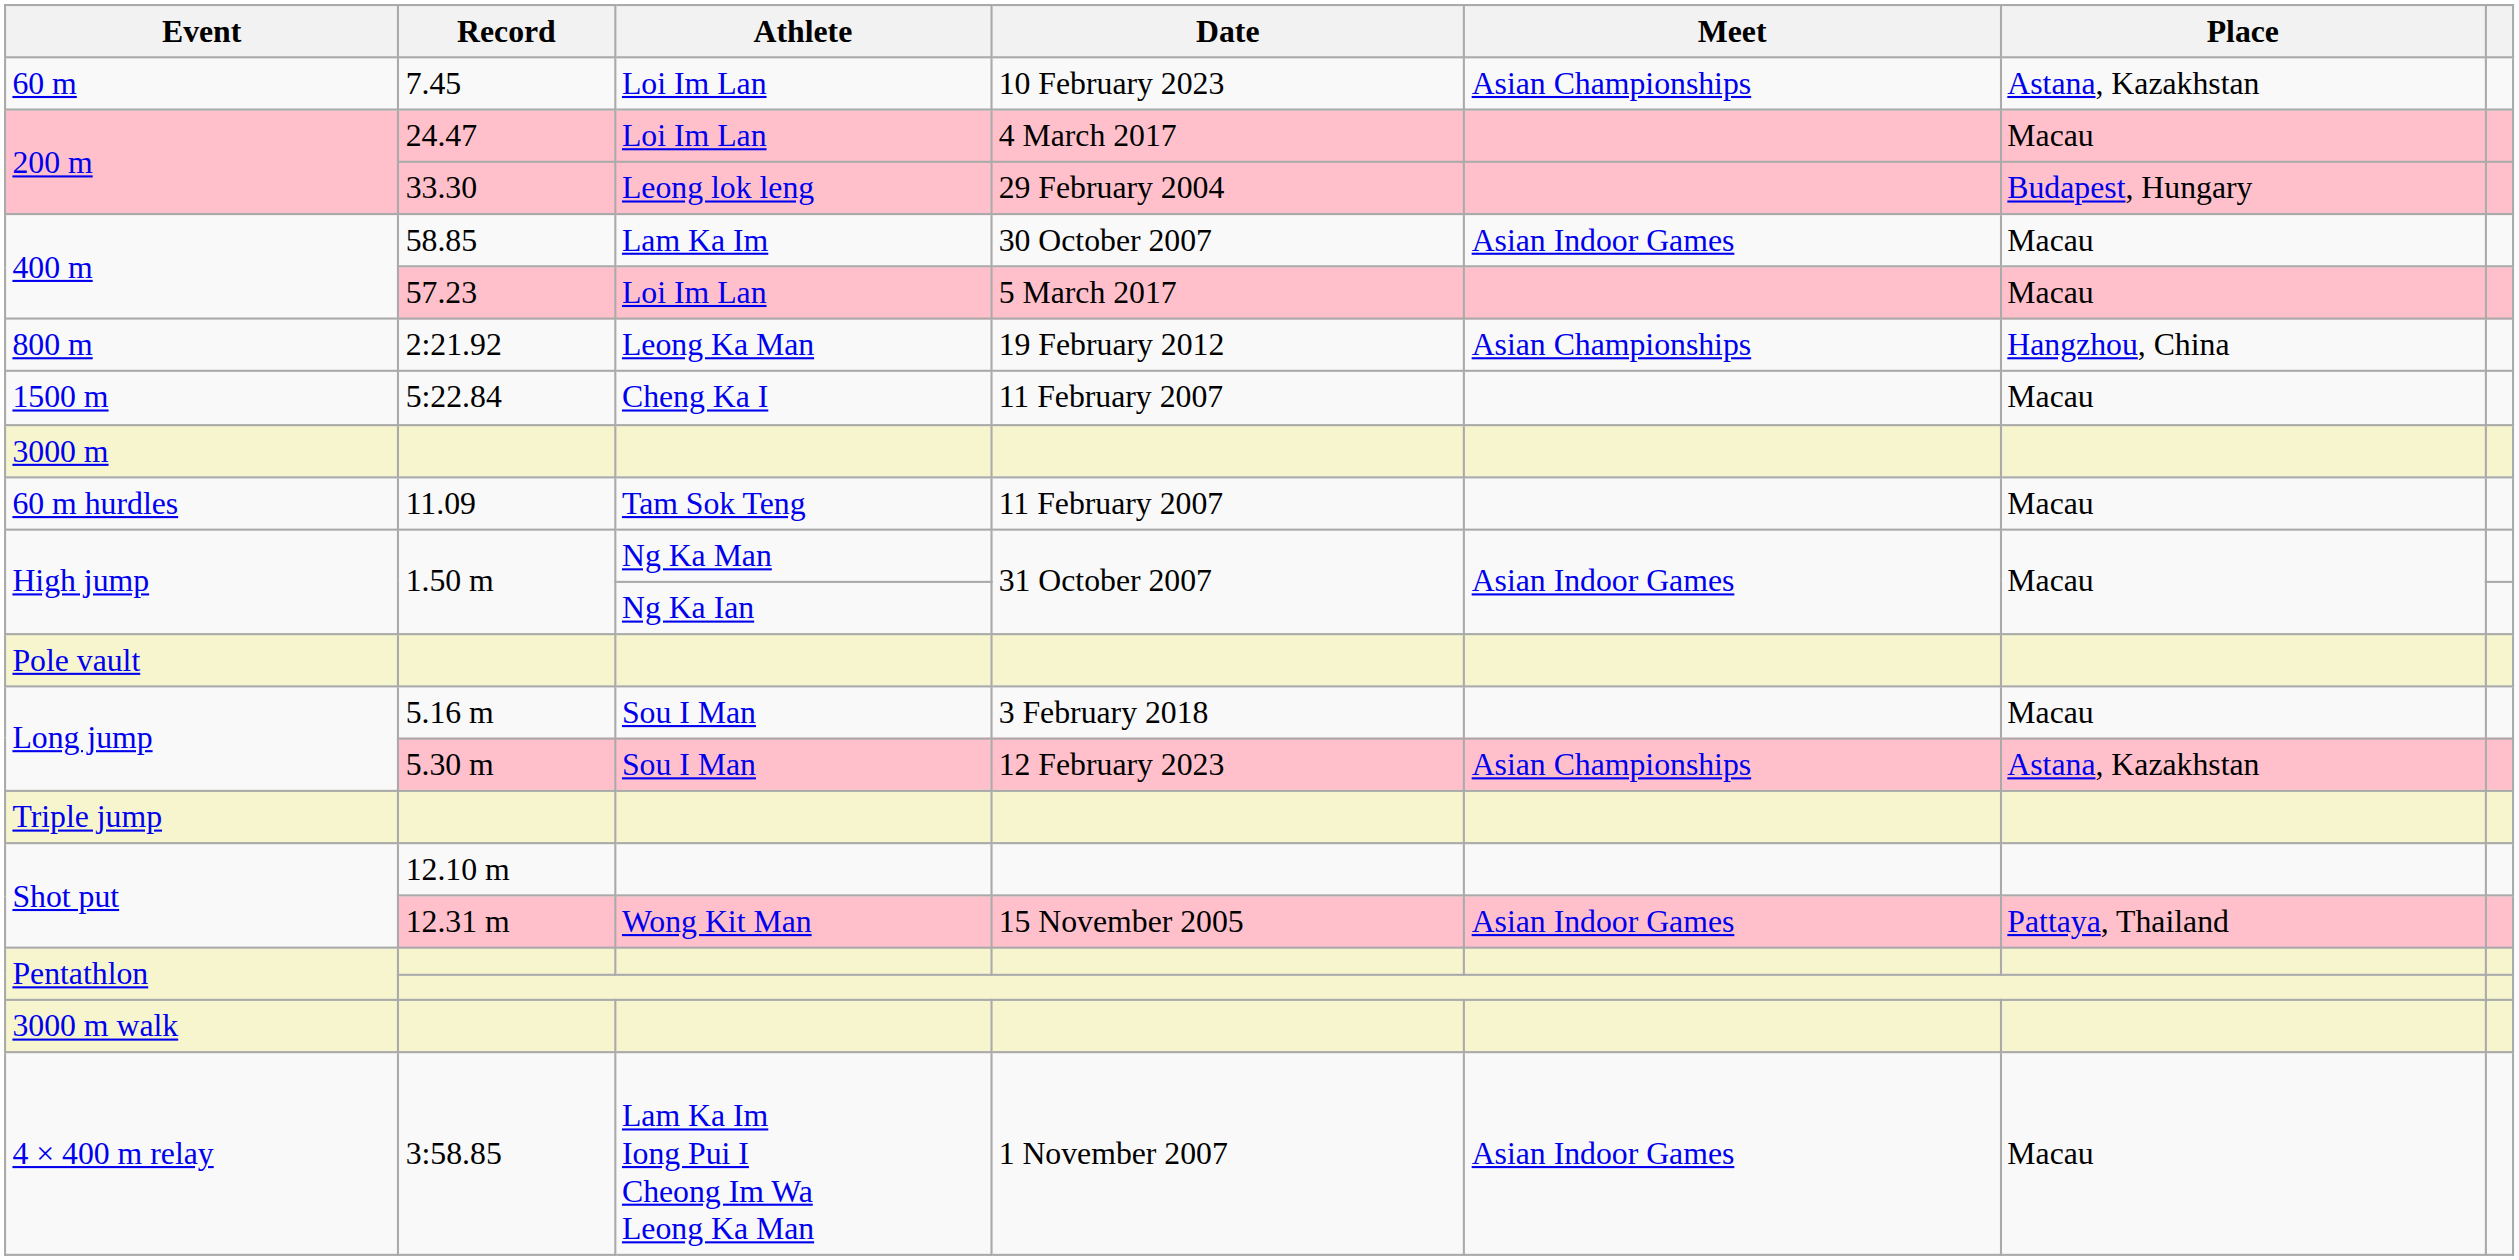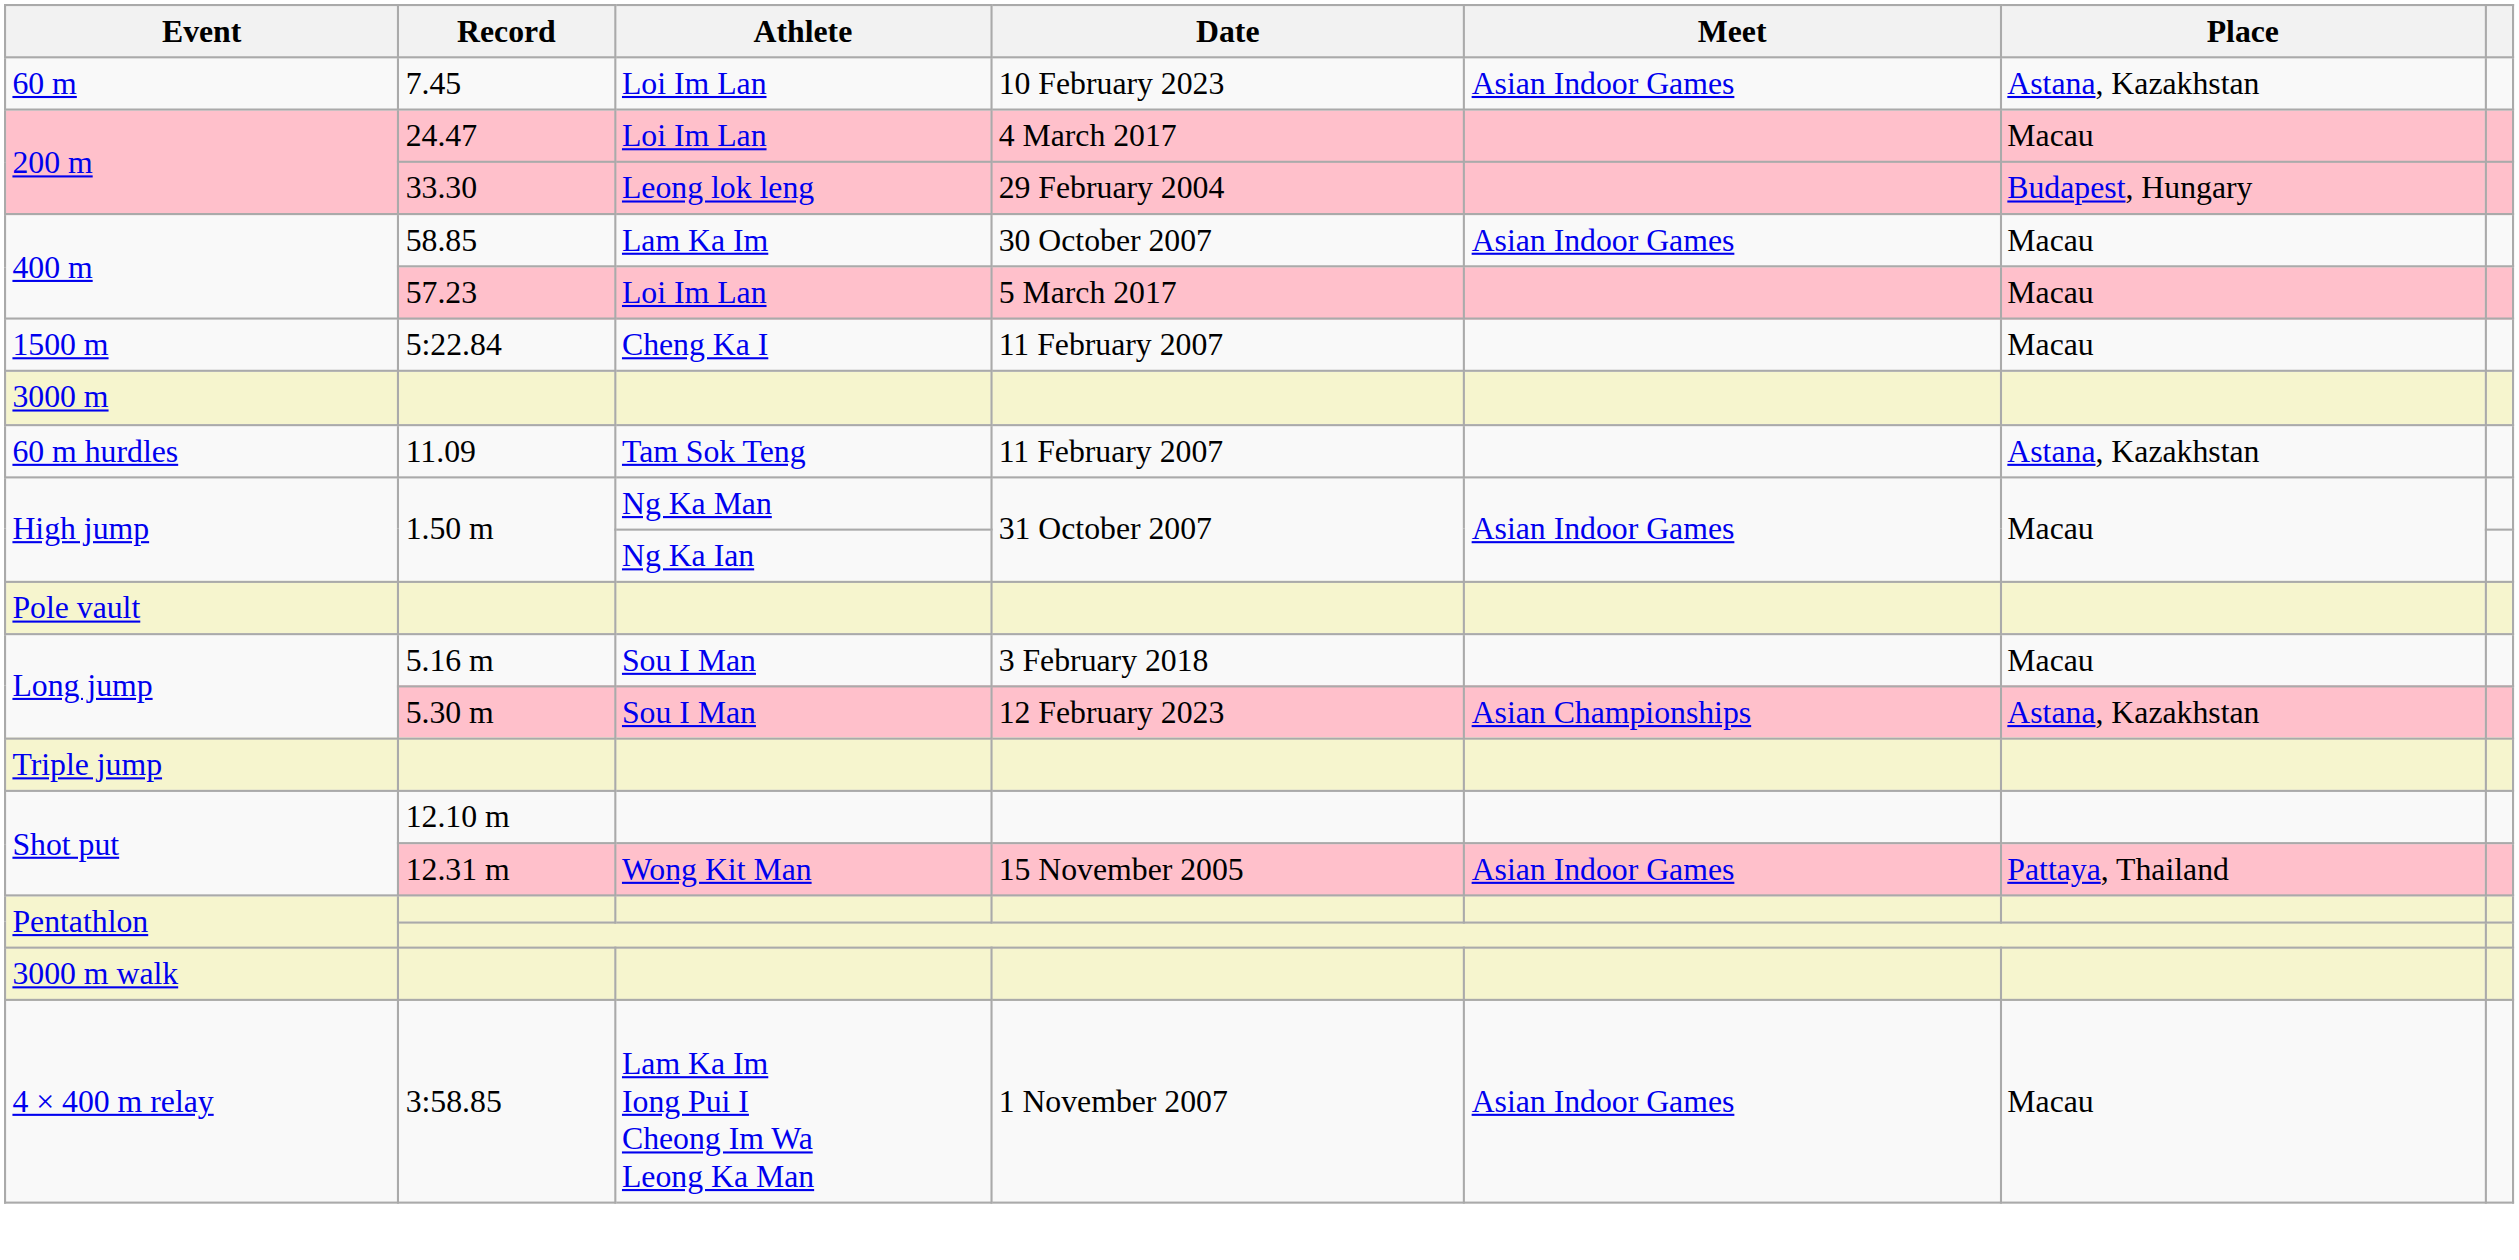(1611, 83) Asian Championships -> (1603, 83) Asian Indoor Games
- row: (53, 345)
(2051, 502) Macau -> (2133, 449) Astana, Kazakhstan
